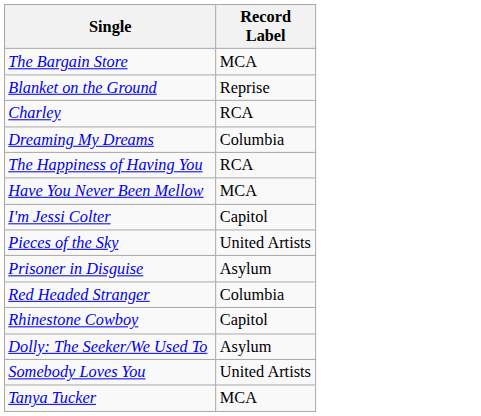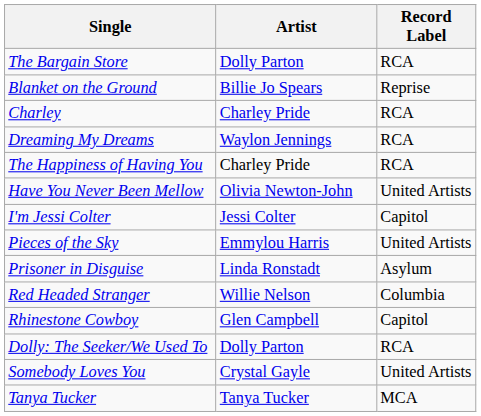+ column: (296, 26)
(238, 61) MCA -> (397, 61) RCA
(252, 139) Columbia -> (397, 139) RCA
(238, 191) MCA -> (426, 191) United Artists
(246, 346) Asylum -> (397, 346) RCA
